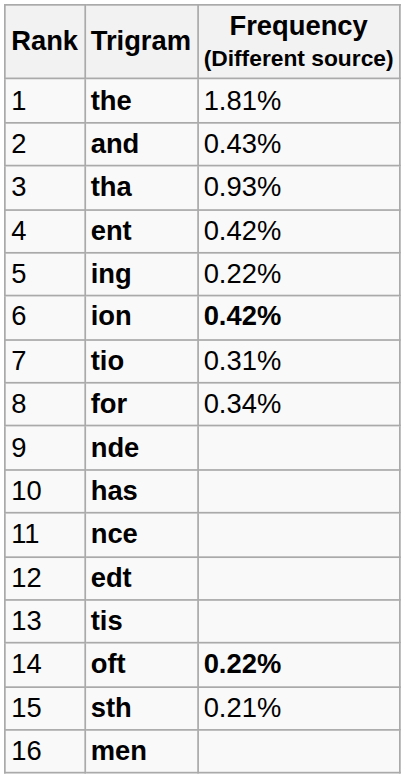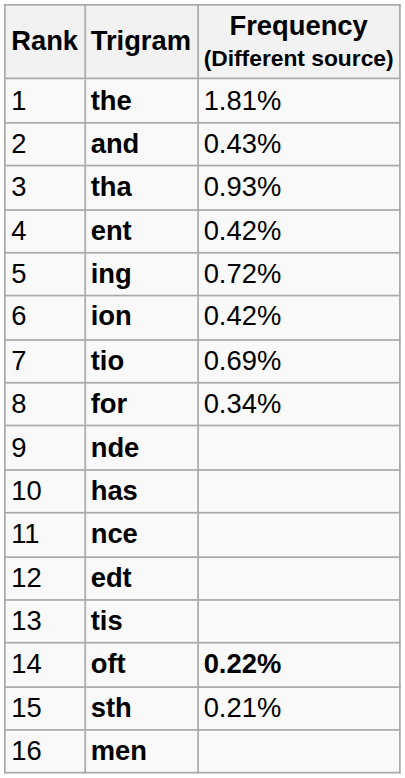(242, 273) 0.22% -> (242, 273) 0.72%
(242, 317) bold -> (242, 317) normal
(242, 360) 0.31% -> (242, 360) 0.69%
